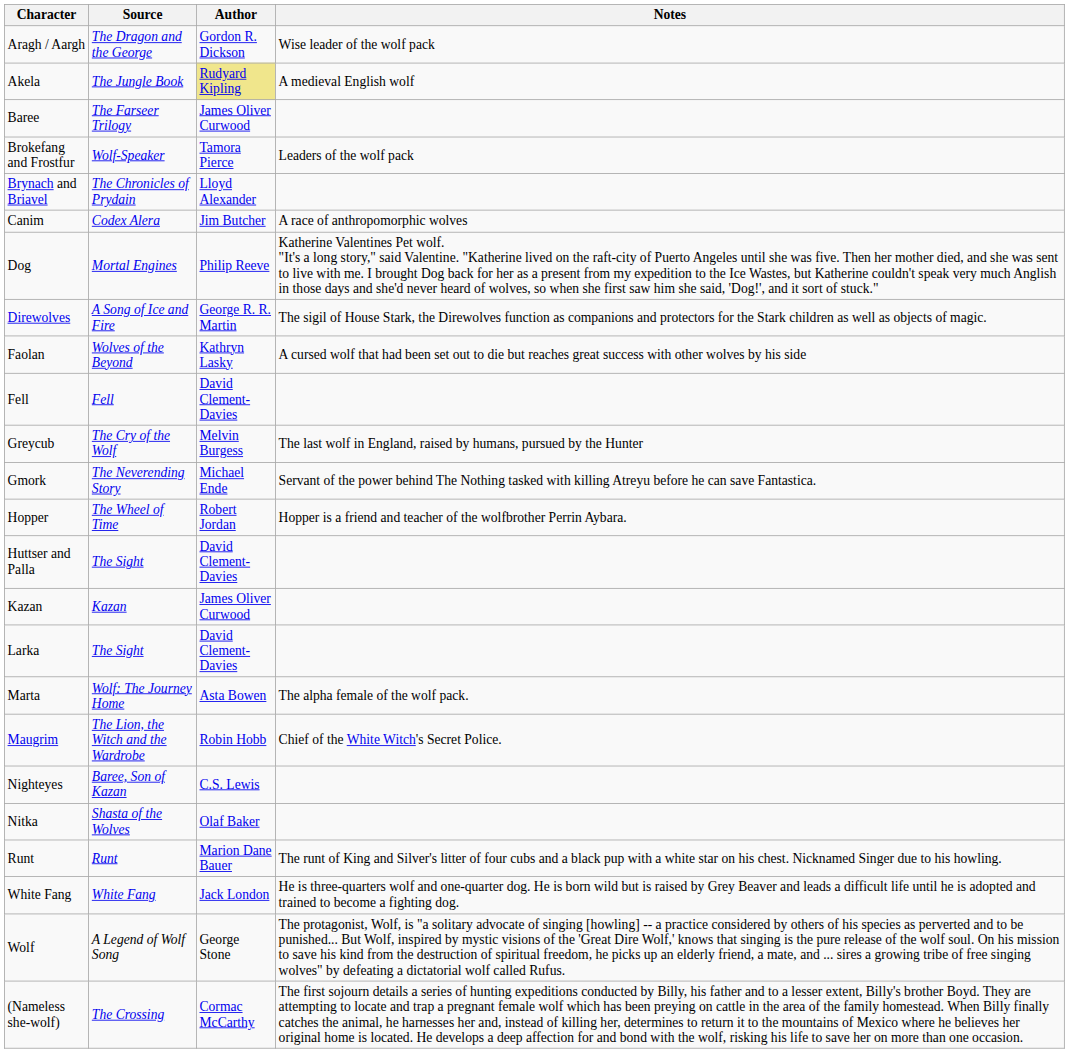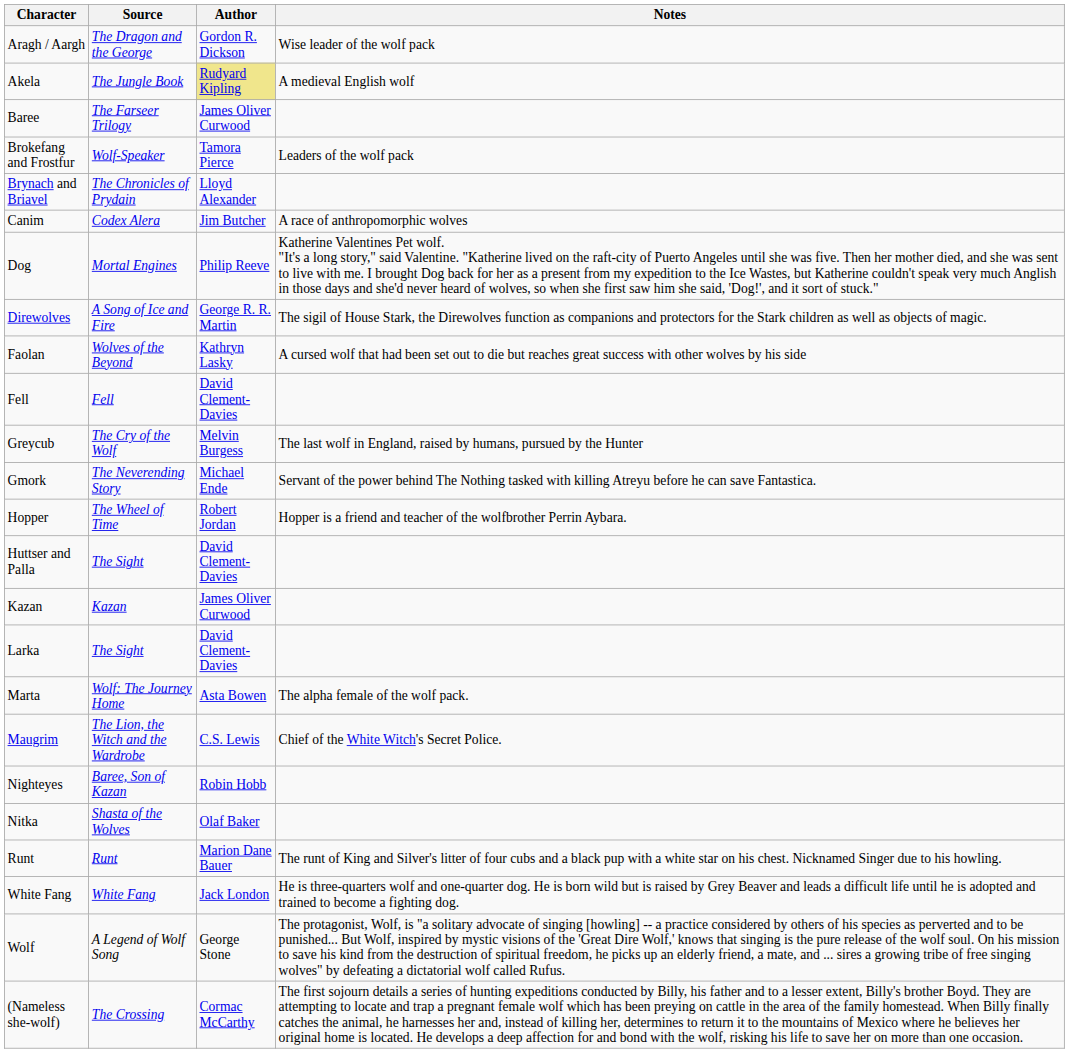(233, 740) Robin Hobb -> (230, 740) C.S. Lewis
(230, 784) C.S. Lewis -> (233, 784) Robin Hobb
